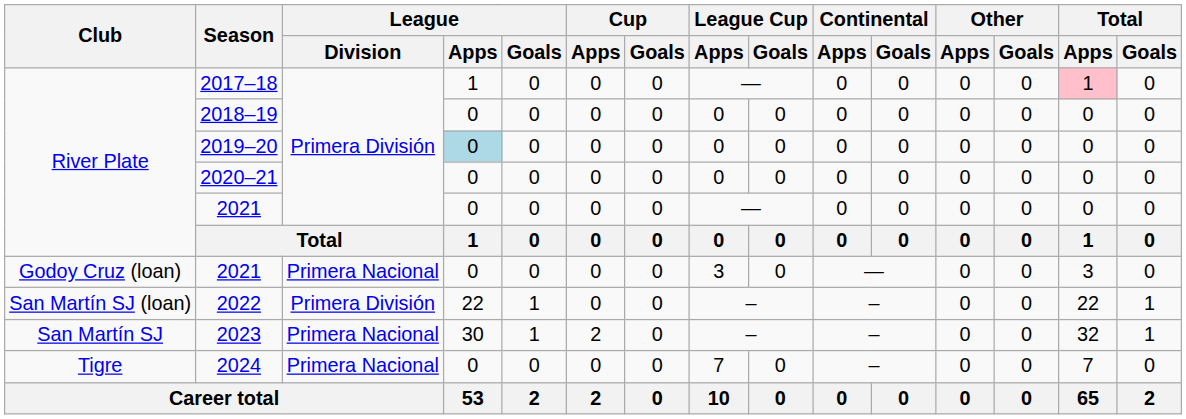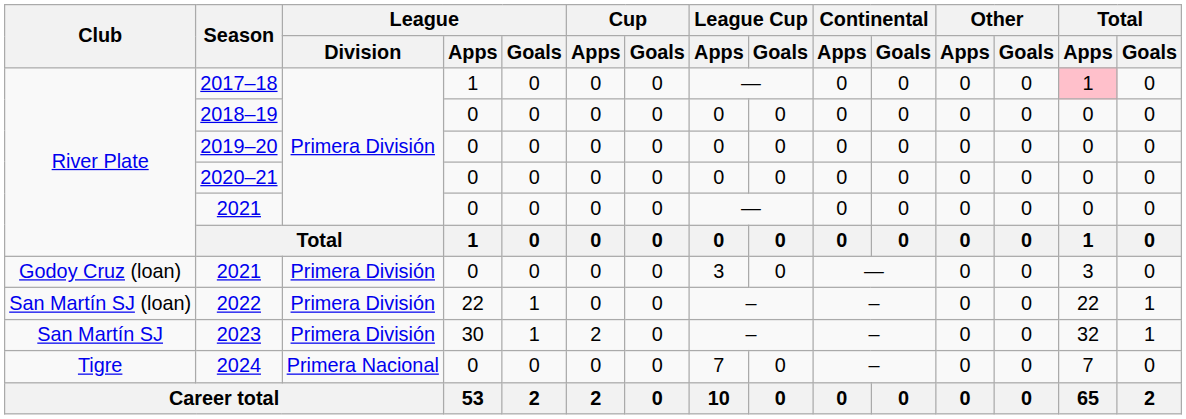(473, 146) lightblue background -> (473, 146) no background
(363, 271) Primera Nacional -> (363, 271) Primera División
(363, 334) Primera Nacional -> (363, 334) Primera División
